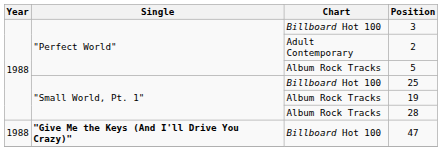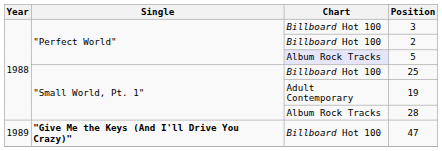(320, 47) Adult Contemporary -> (334, 42) Billboard Hot 100
(334, 68) no background -> (334, 57) lavender background
(334, 98) Album Rock Tracks -> (320, 92) Adult Contemporary
(18, 133) 1988 -> (18, 133) 1989
